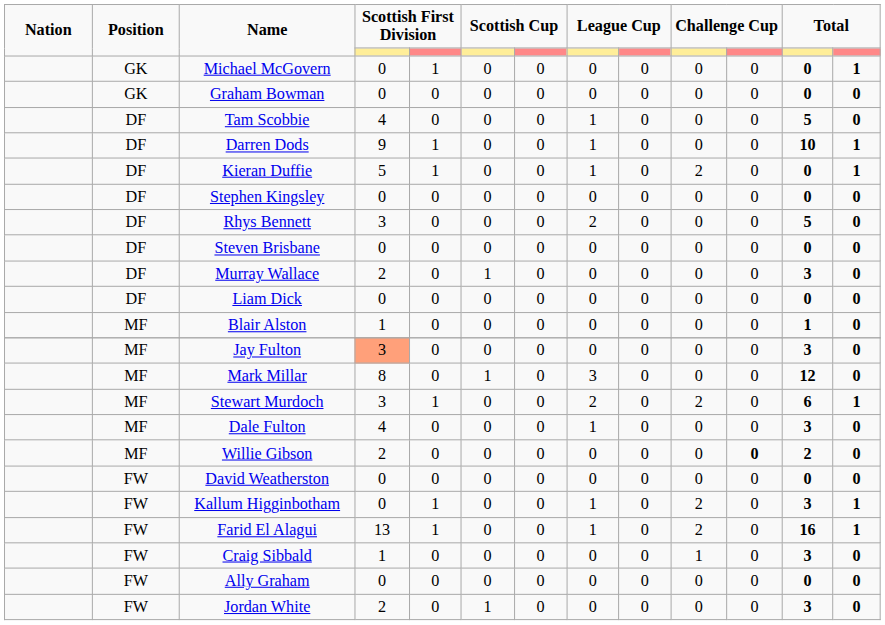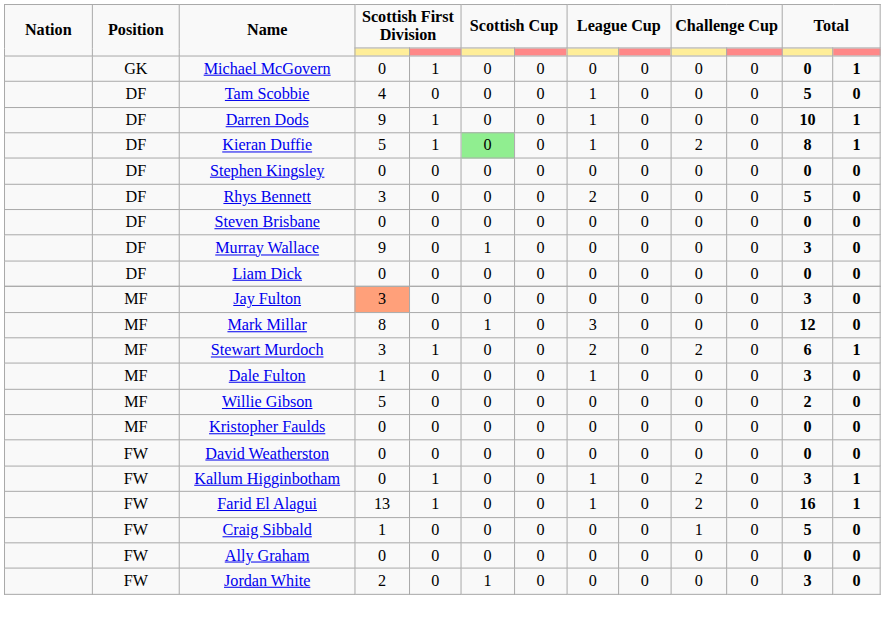- row: (267, 94)
(488, 171) no background -> (488, 145) lightgreen background
(808, 171) 0 -> (808, 145) 8
(382, 273) 2 -> (382, 247) 9
- row: (267, 324)
(382, 427) 4 -> (382, 376) 1
(382, 453) 2 -> (382, 401) 5
(754, 453) bold -> (754, 401) normal
+ row: (267, 427)
(808, 555) 3 -> (808, 529) 5
